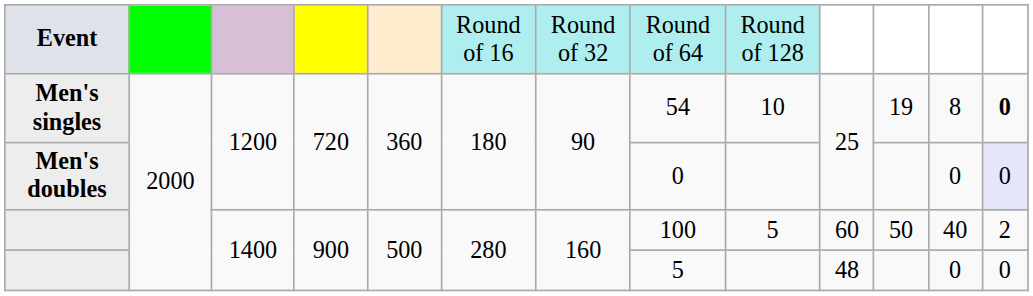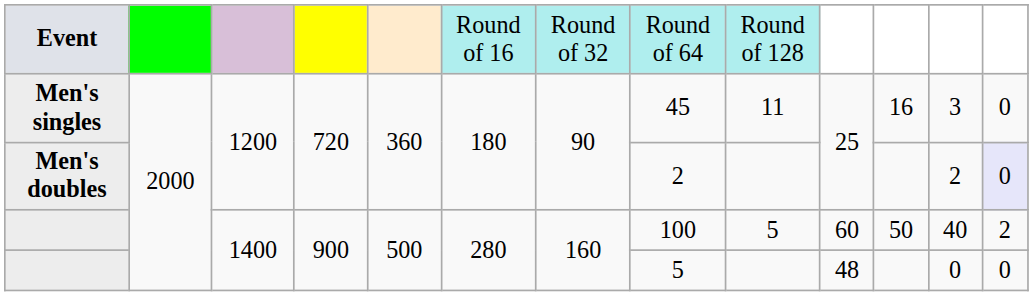(678, 107) 54 -> (678, 107) 45
(773, 107) 10 -> (773, 107) 11
(901, 107) 19 -> (901, 107) 16
(955, 107) 8 -> (955, 107) 3
(1005, 107) bold -> (1005, 107) normal
(678, 176) 0 -> (678, 176) 2
(955, 176) 0 -> (955, 176) 2
